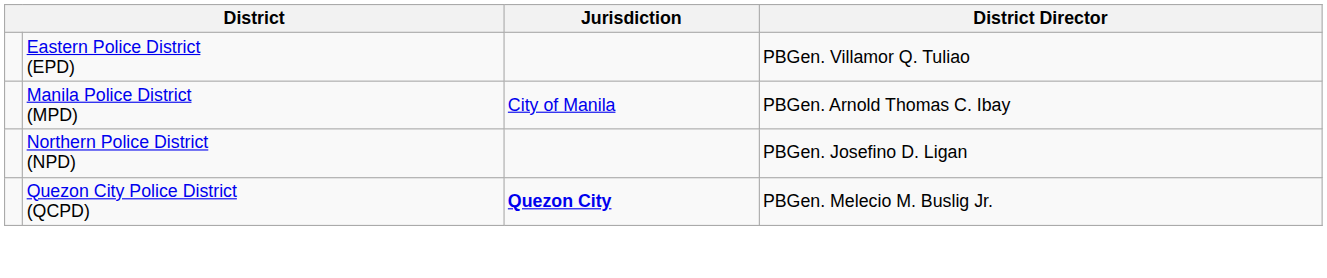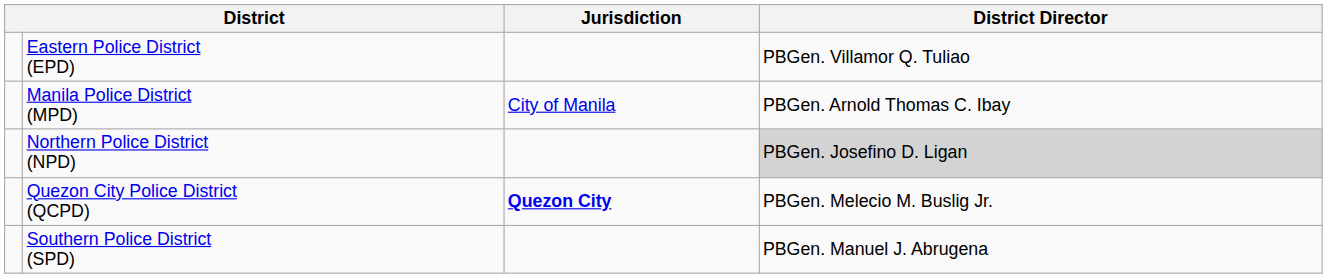(865, 153) no background -> (865, 153) lightgrey background
+ row: (119, 249)
